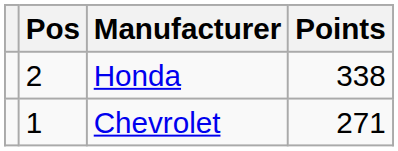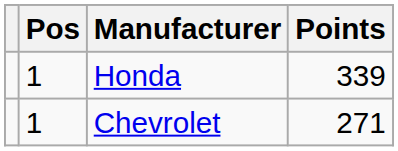(34, 76) 2 -> (34, 76) 1
(361, 76) 338 -> (361, 76) 339
